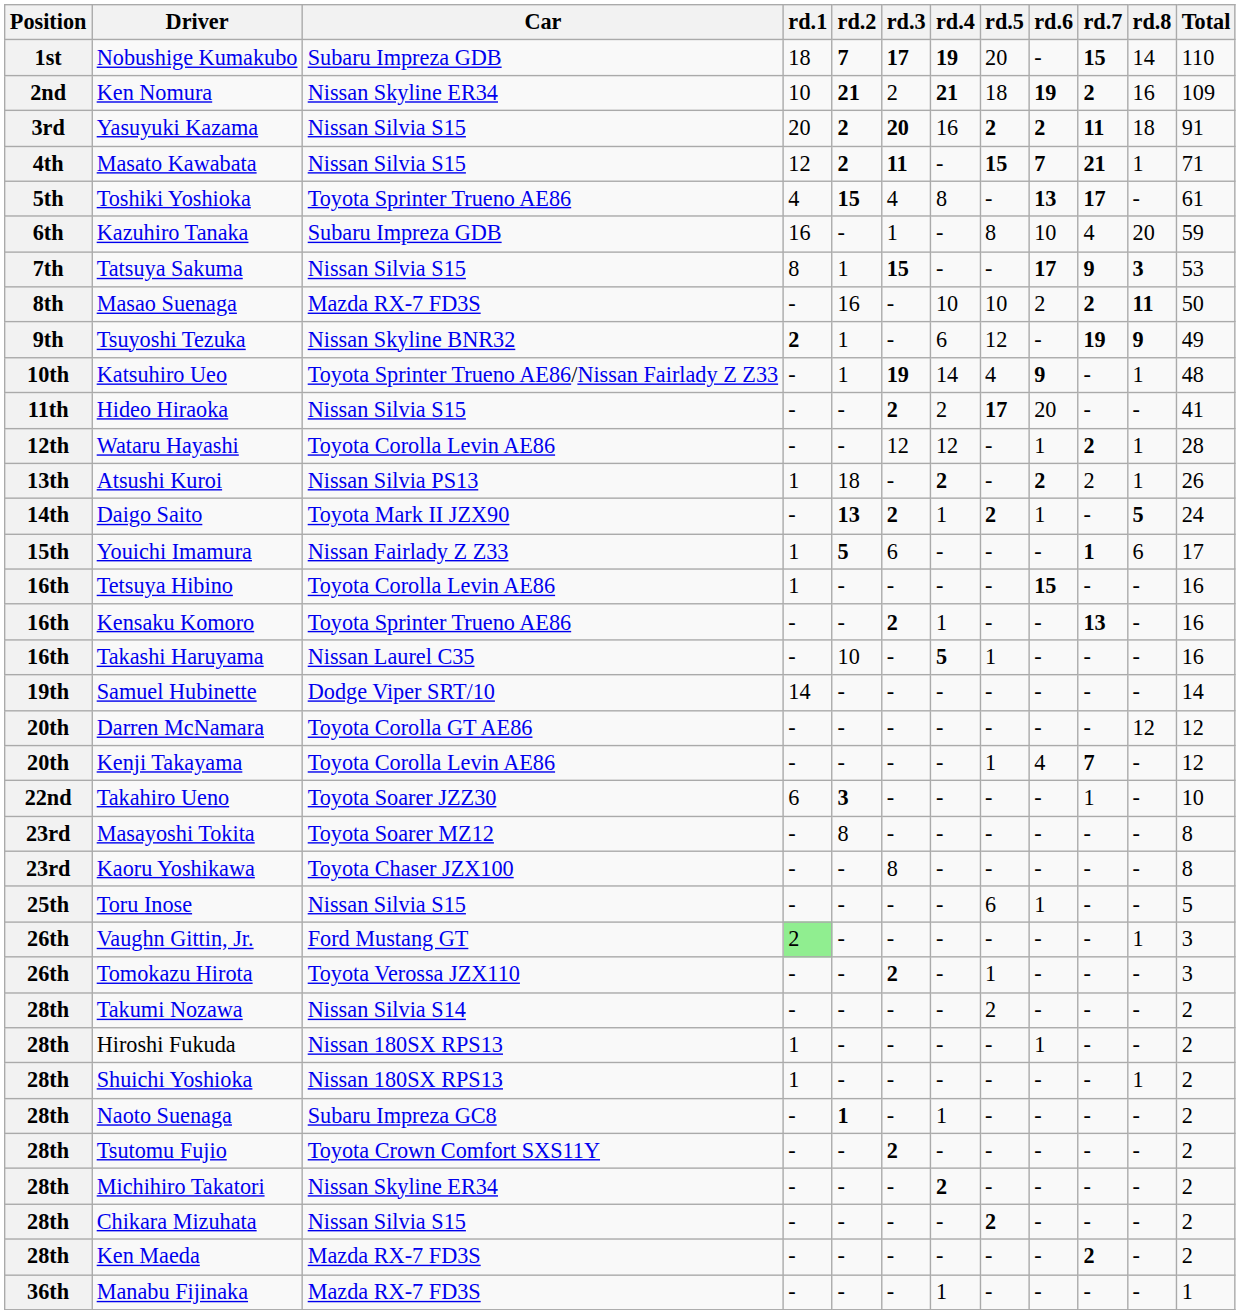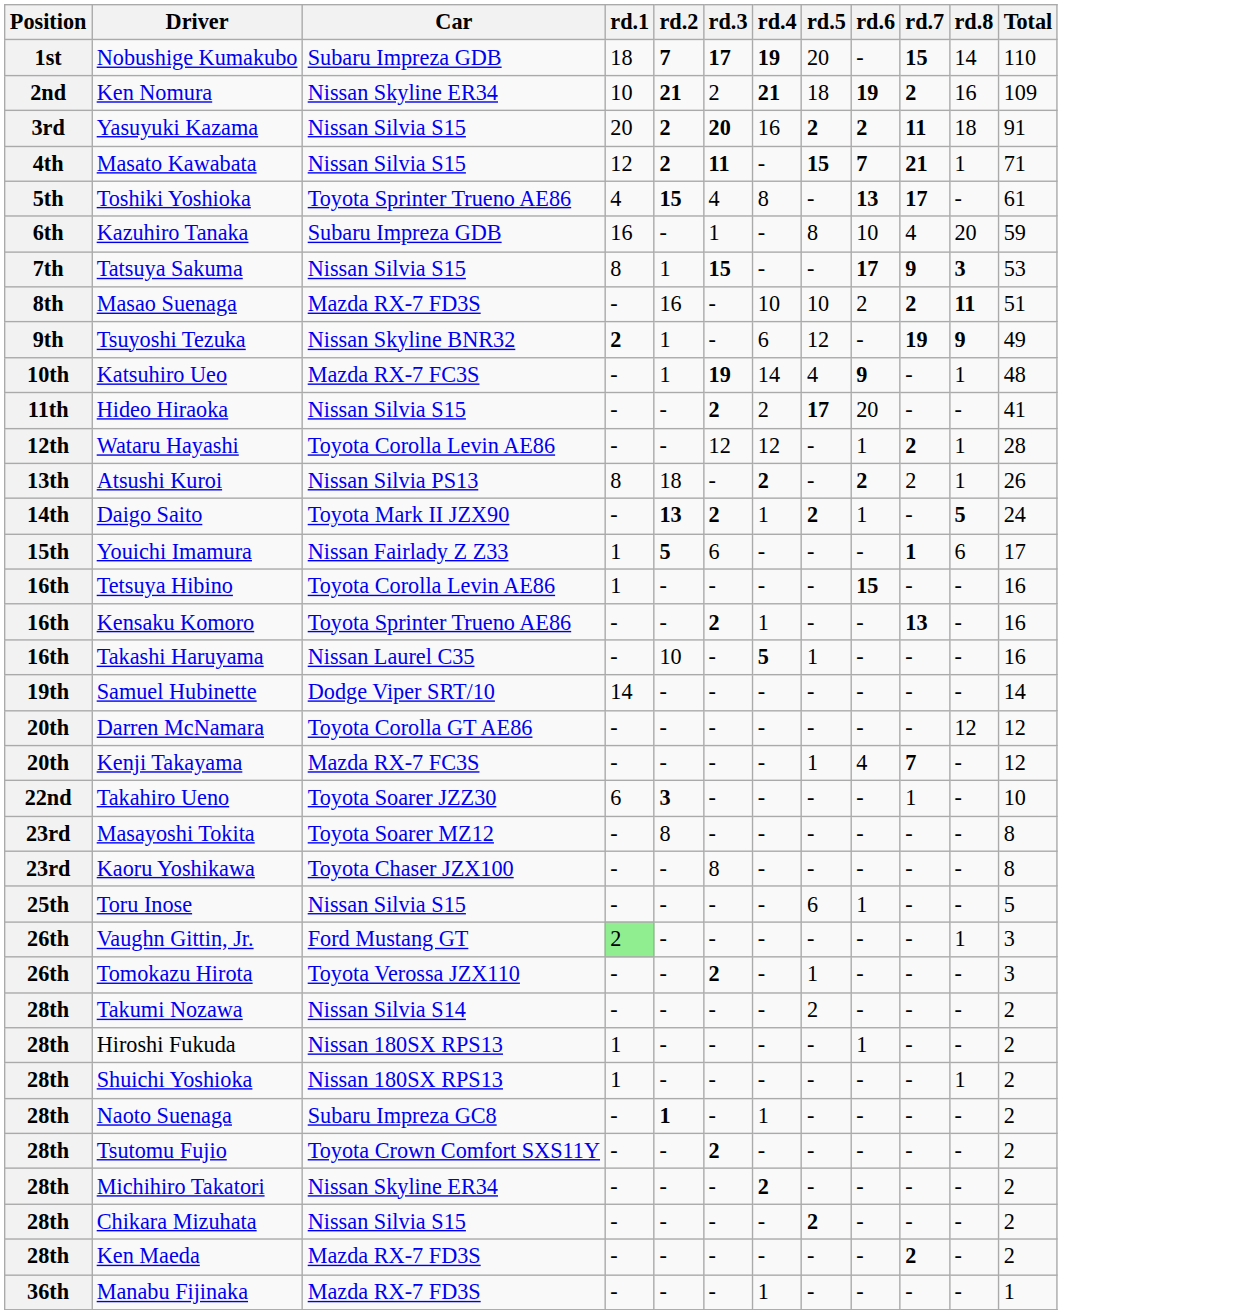(1193, 304) 50 -> (1015, 304) 51
(543, 374) Toyota Sprinter Trueno AE86/Nissan Fairlady Z Z33 -> (394, 374) Mazda RX-7 FC3S
(794, 480) 1 -> (616, 480) 8
(431, 762) Toyota Corolla Levin AE86 -> (394, 762) Mazda RX-7 FC3S
